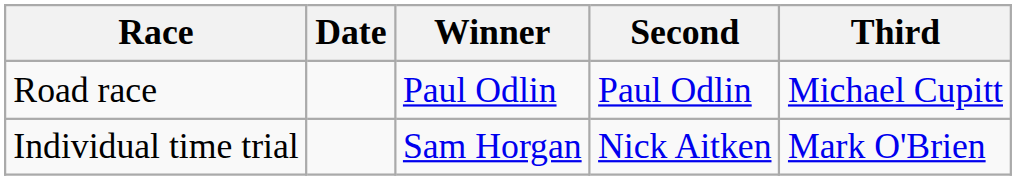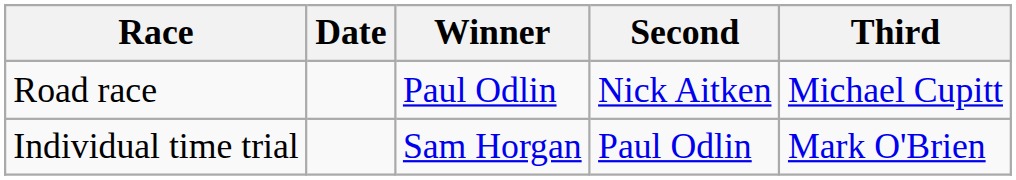(675, 89) Paul Odlin -> (685, 89) Nick Aitken
(685, 145) Nick Aitken -> (675, 145) Paul Odlin
